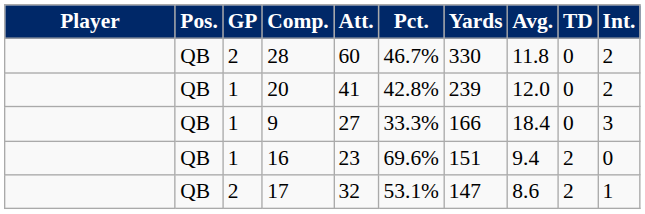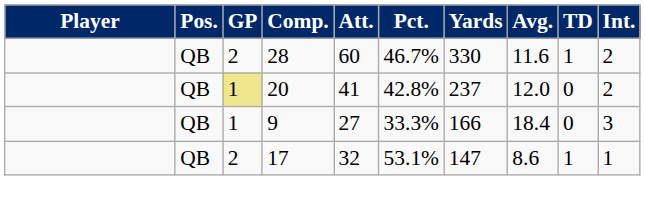(531, 55) 11.8 -> (531, 55) 11.6
(568, 55) 0 -> (568, 55) 1
(233, 89) no background -> (233, 89) khaki background
(465, 89) 239 -> (465, 89) 237
- row: (278, 157)
(568, 191) 2 -> (568, 157) 1
